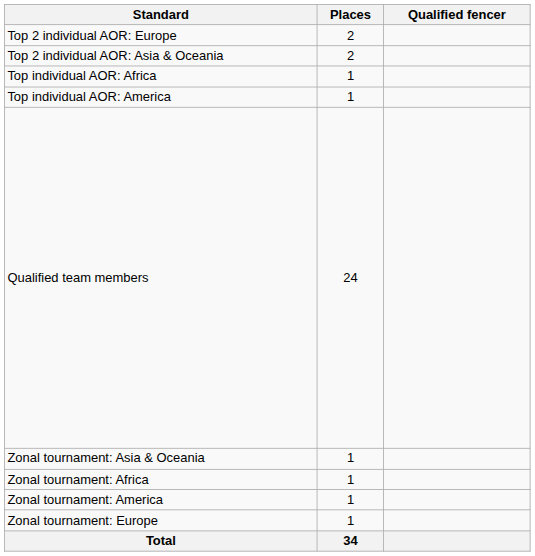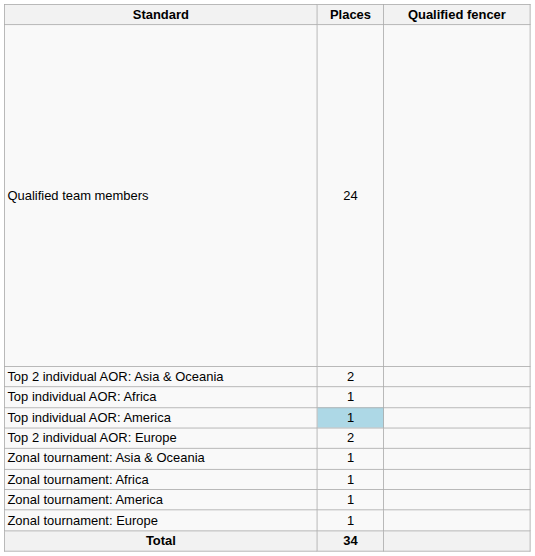rows swapped: (78, 277) <-> (92, 35)
(351, 96) no background -> (351, 417) lightblue background
